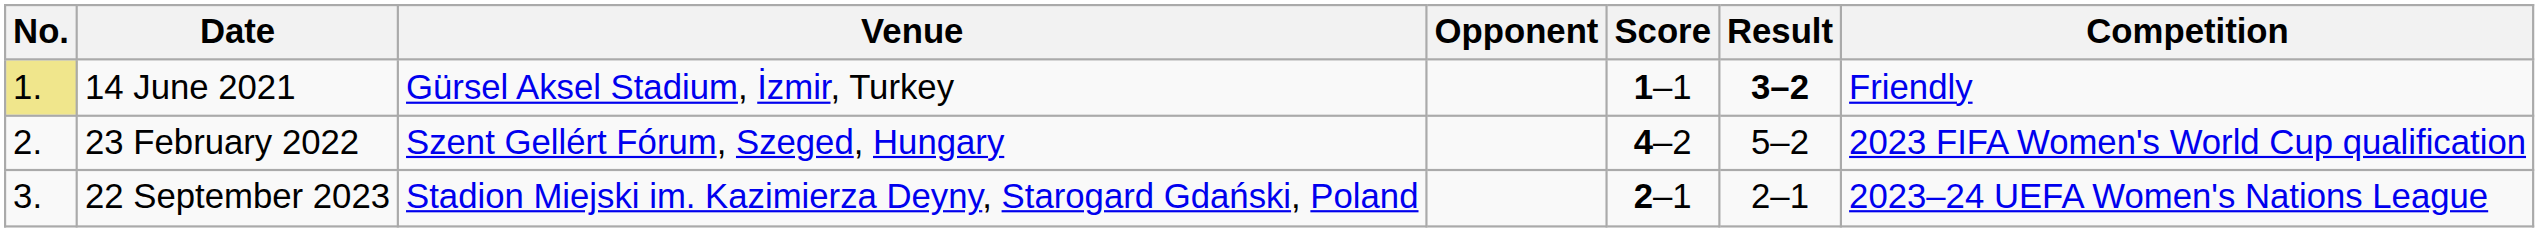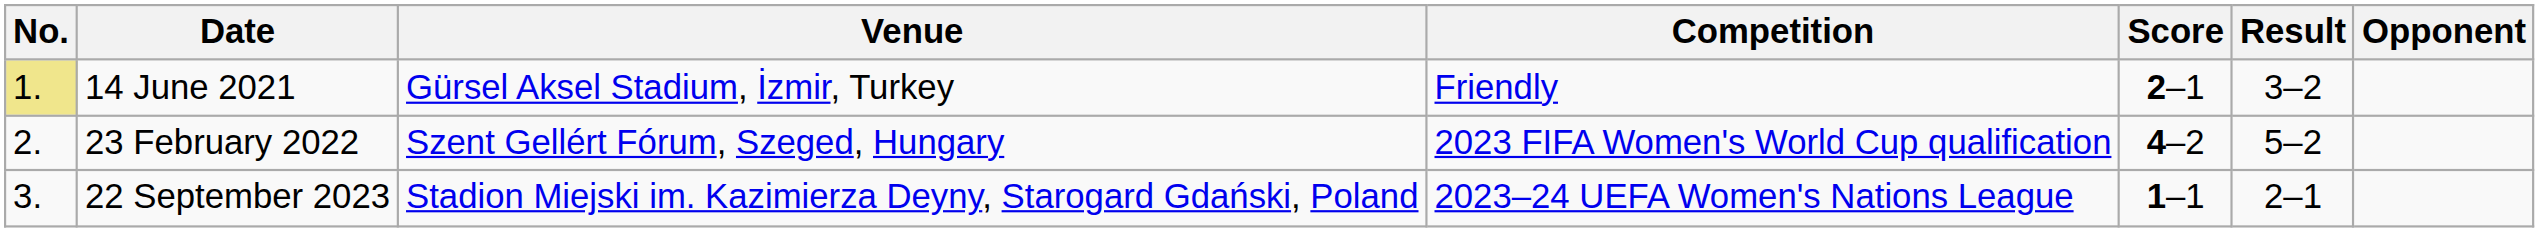columns swapped: (1516, 32) <-> (2188, 32)
(1663, 87) 1–1 -> (2176, 87) 2–1
(1780, 87) bold -> (2293, 87) normal
(1663, 197) 2–1 -> (2176, 197) 1–1
